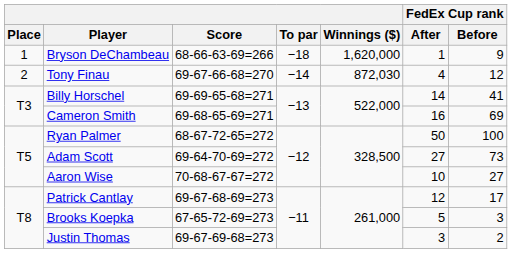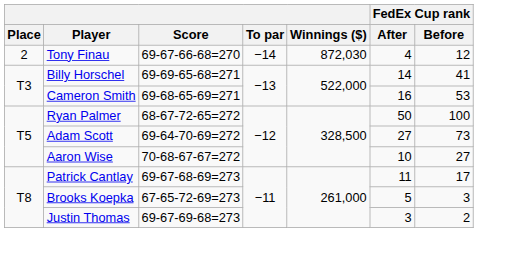- row: (108, 55)
(496, 116) 69 -> (463, 95) 53
(438, 197) 12 -> (405, 177) 11
